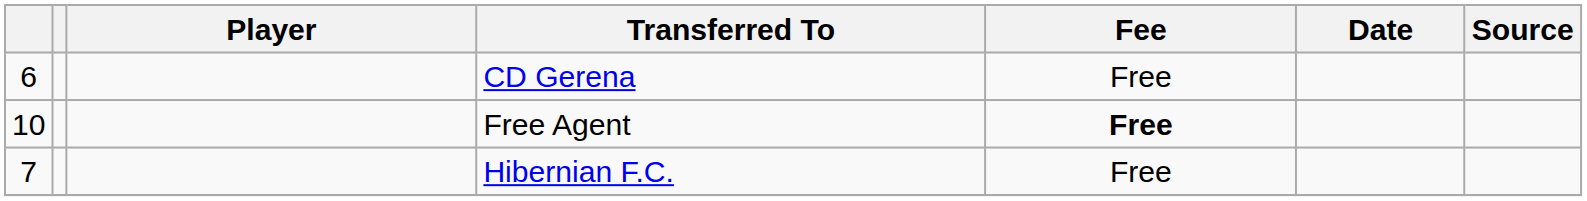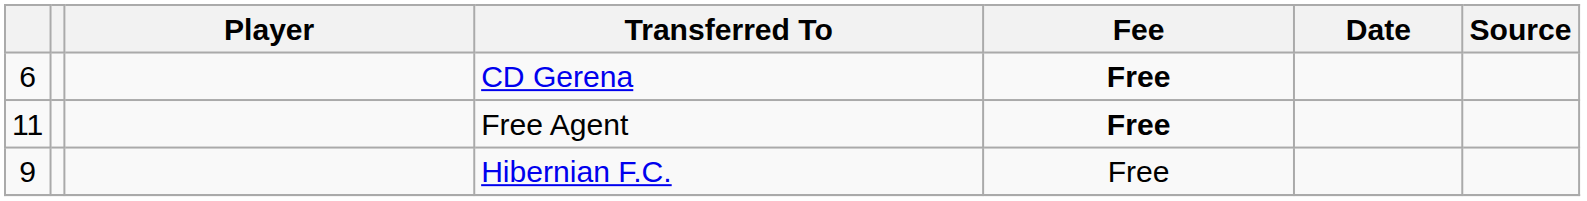(1141, 77) normal -> (1139, 77) bold
(29, 124) 10 -> (28, 124) 11
(29, 172) 7 -> (28, 172) 9
